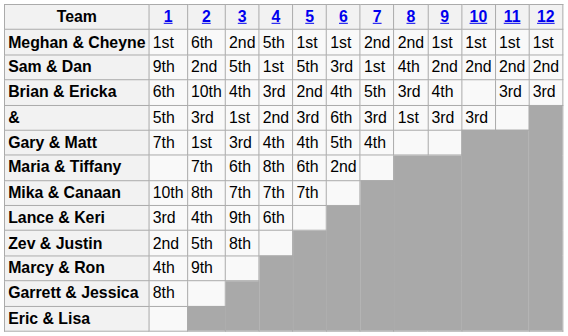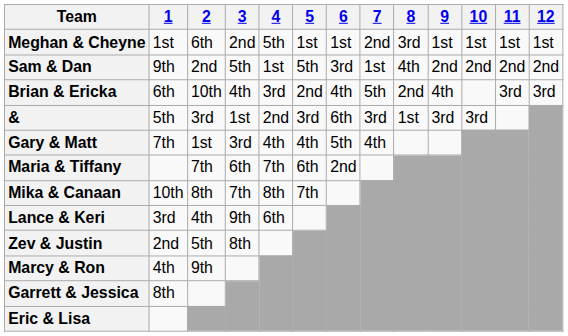(411, 42) 2nd -> (409, 42) 3rd
(409, 92) 3rd -> (411, 92) 2nd
(274, 167) 8th -> (274, 167) 7th
(274, 192) 7th -> (274, 192) 8th
